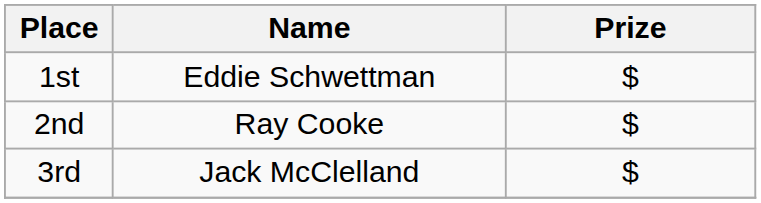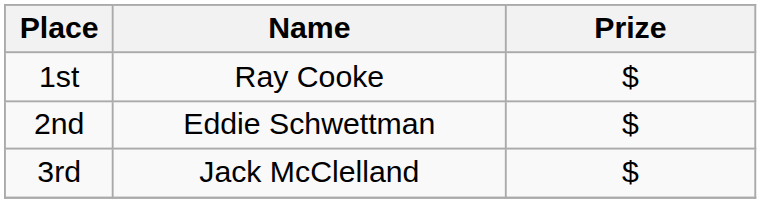(309, 76) Eddie Schwettman -> (309, 76) Ray Cooke
(309, 124) Ray Cooke -> (309, 124) Eddie Schwettman
